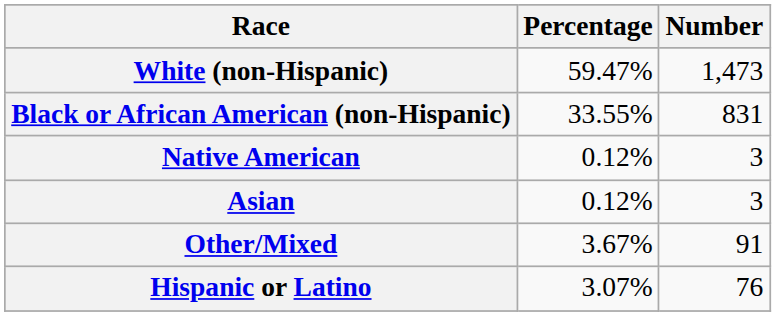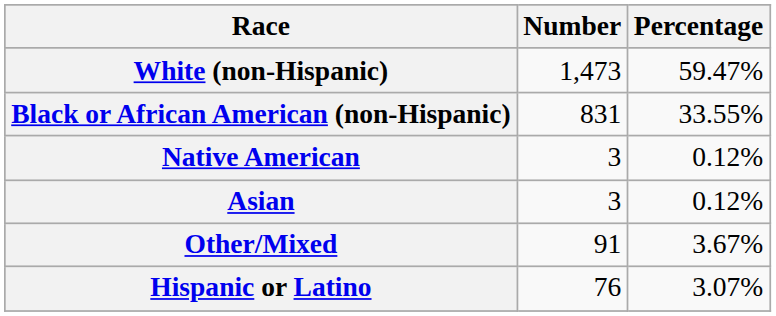columns swapped: (714, 26) <-> (588, 26)
